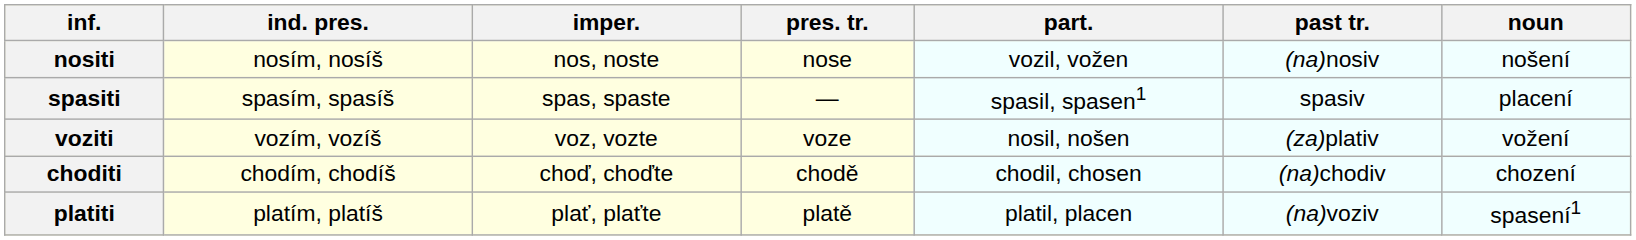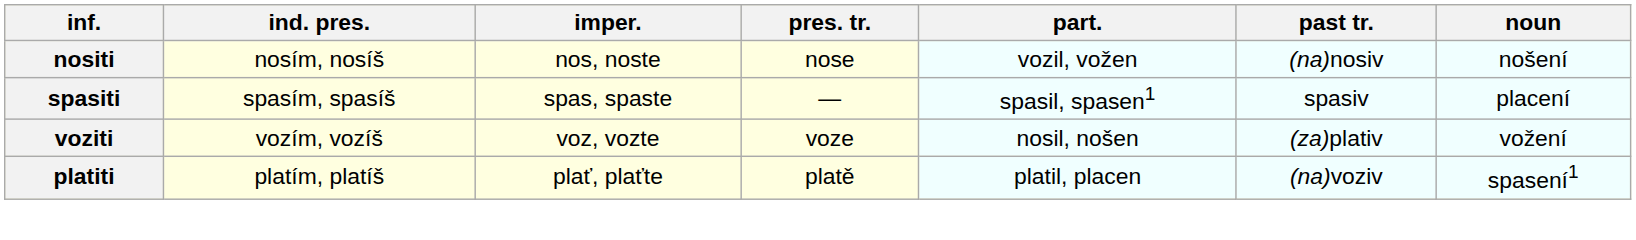- row: (84, 173)
